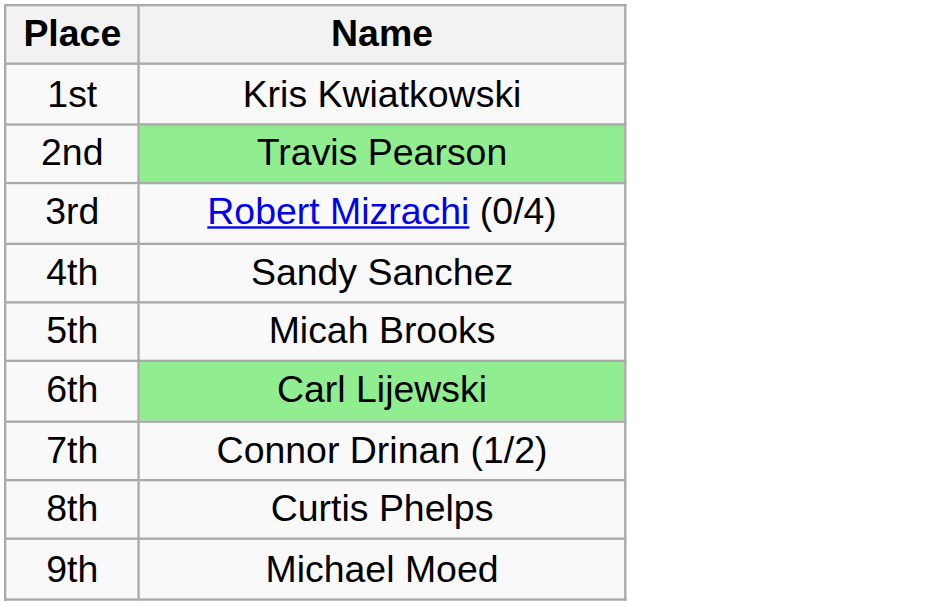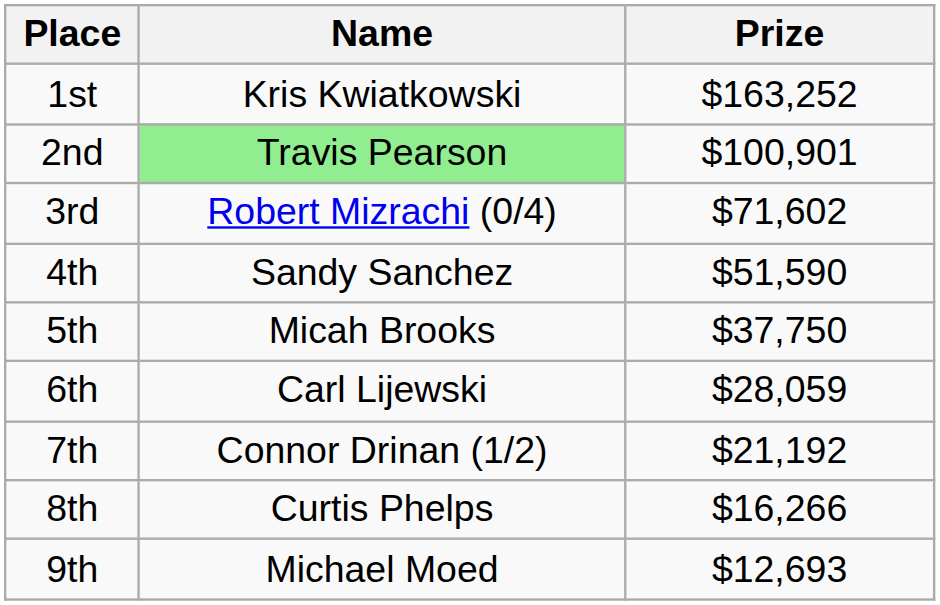+ column: (780, 34)
(382, 390) lightgreen background -> (382, 390) no background
